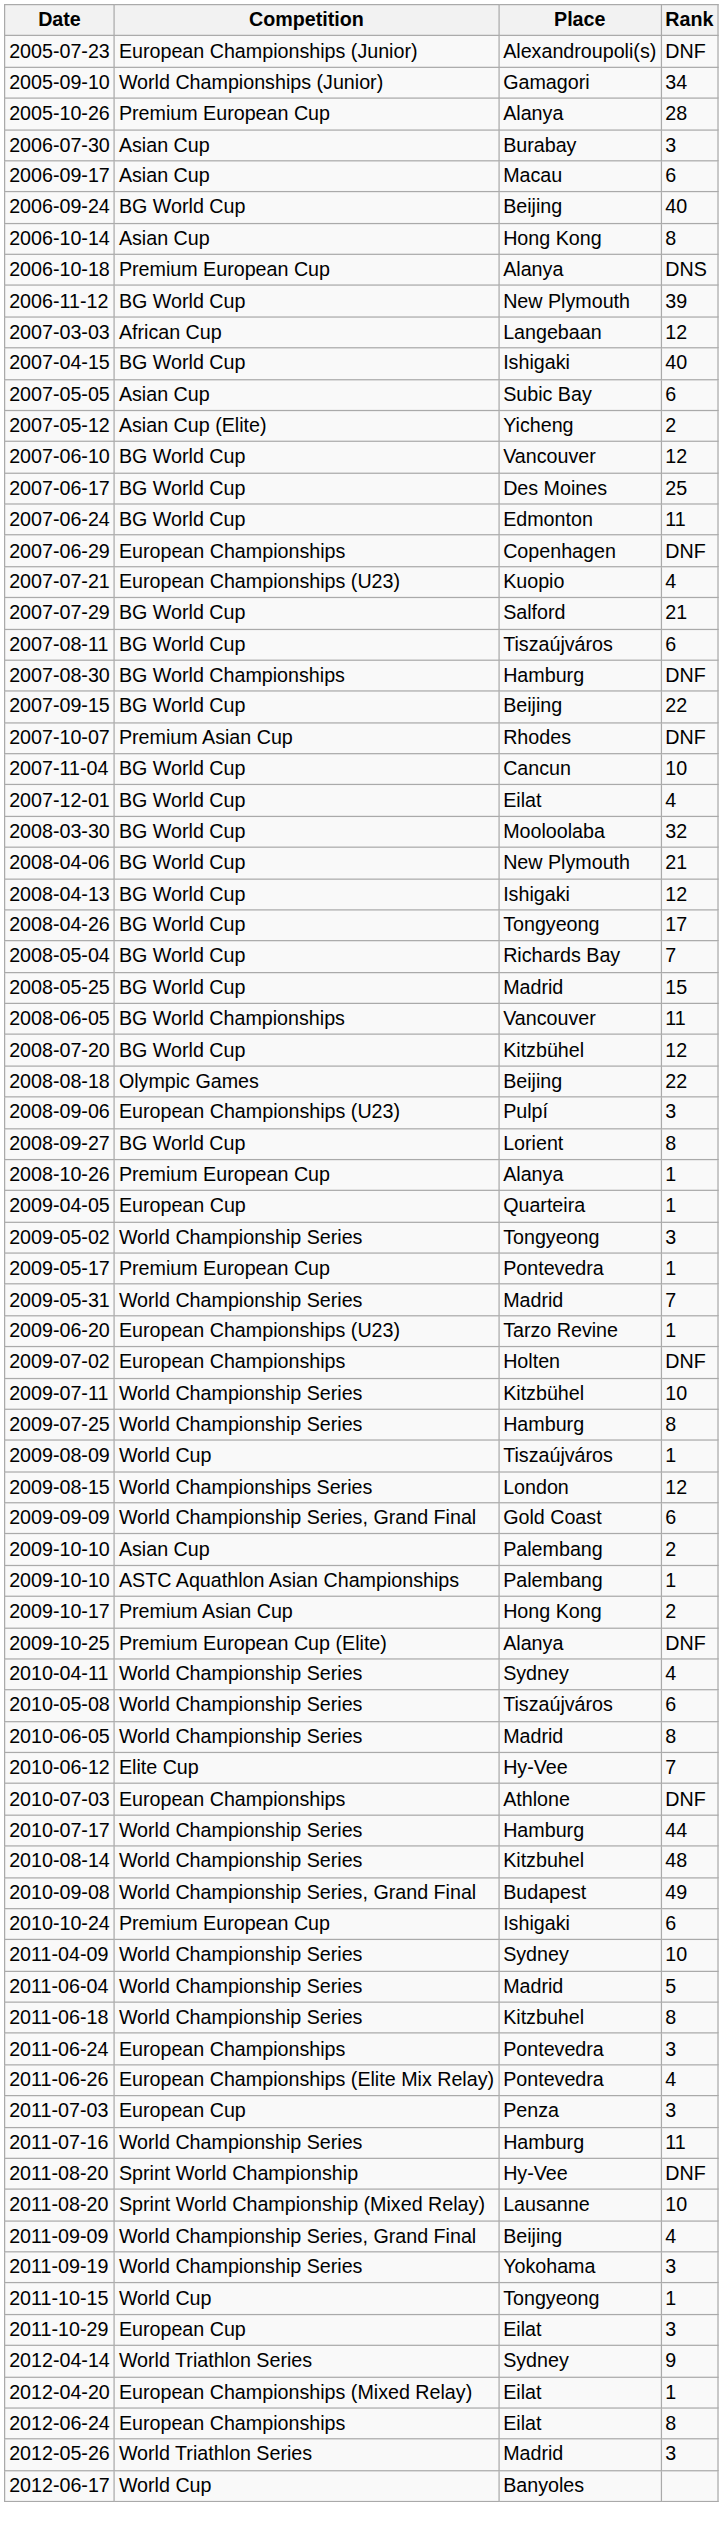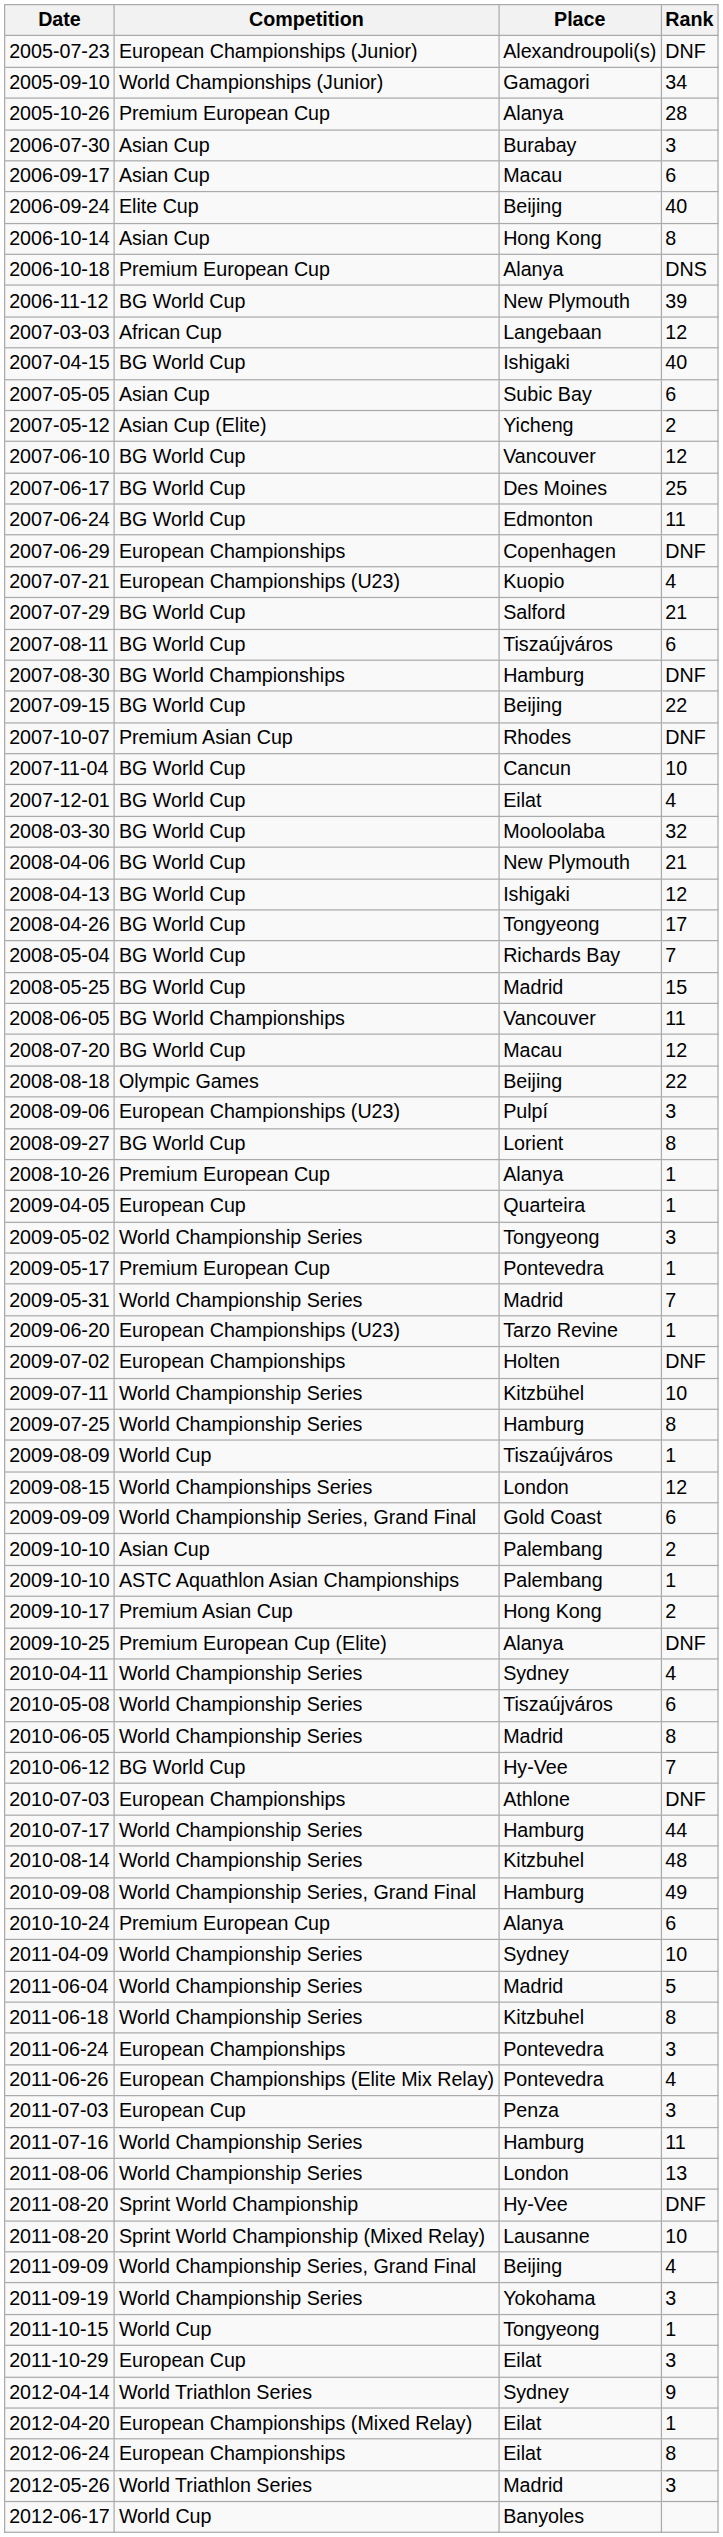(182, 207) BG World Cup -> (159, 207) Elite Cup
(544, 1050) Kitzbühel -> (533, 1050) Macau
(159, 1767) Elite Cup -> (182, 1767) BG World Cup
(545, 1892) Budapest -> (544, 1892) Hamburg
(537, 1923) Ishigaki -> (533, 1923) Alanya
+ row: (59, 2173)
